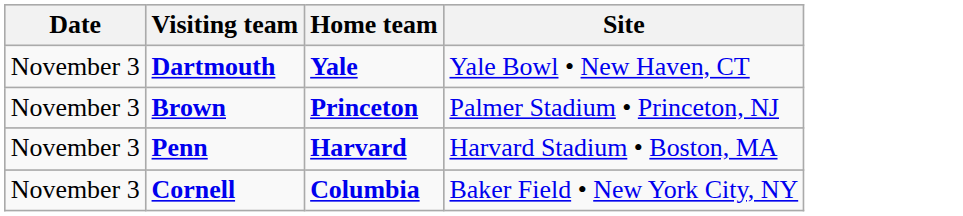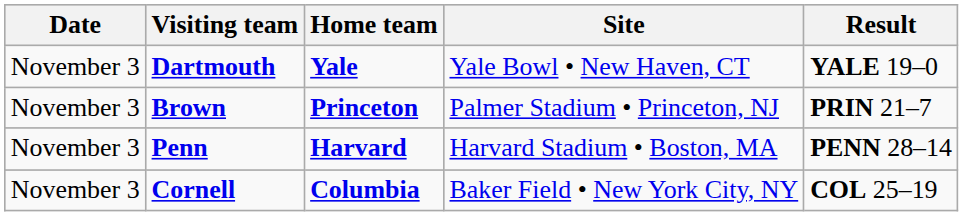+ column: (881, 25)
